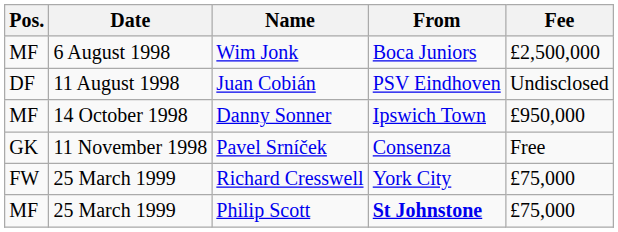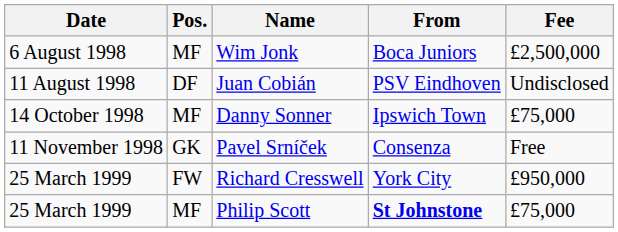columns swapped: (130, 20) <-> (27, 20)
(547, 115) £950,000 -> (542, 115) £75,000
(542, 178) £75,000 -> (547, 178) £950,000
